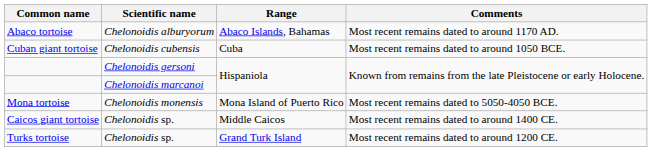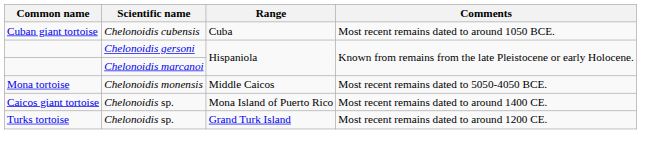- row: (40, 31)
(281, 102) Mona Island of Puerto Rico -> (242, 84) Middle Caicos
(252, 119) Middle Caicos -> (271, 102) Mona Island of Puerto Rico
